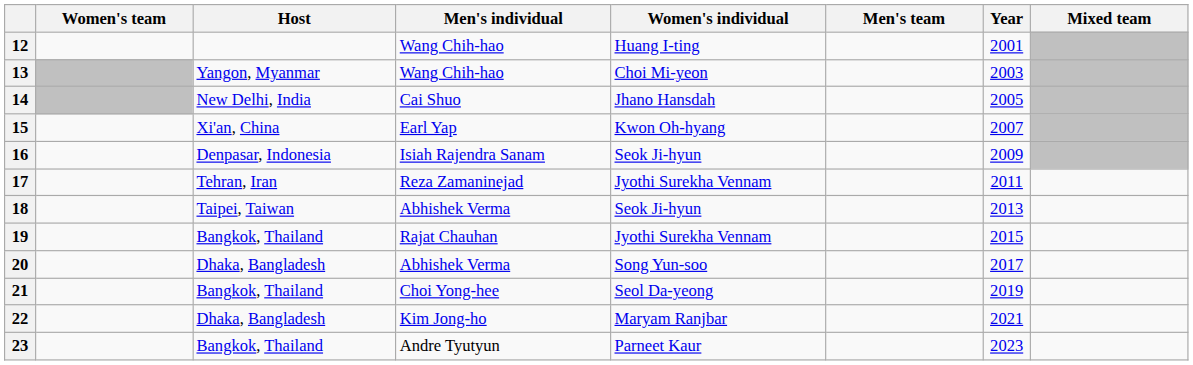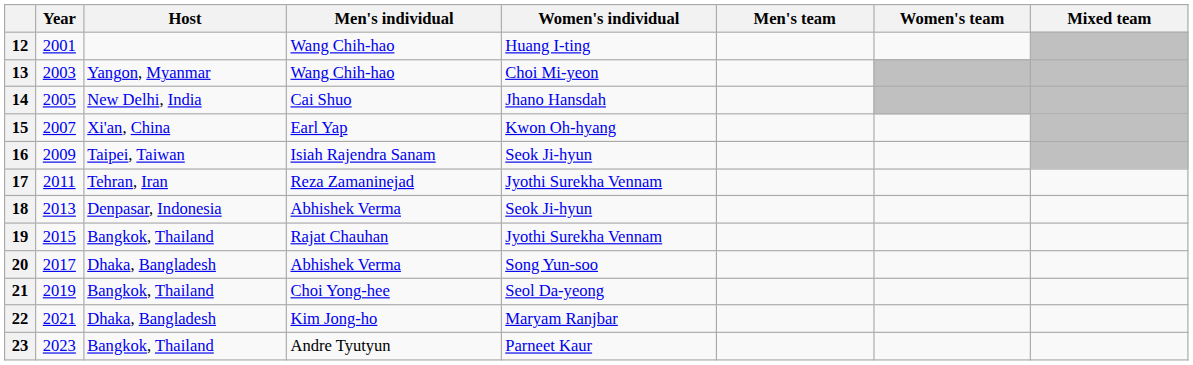columns swapped: (1007, 18) <-> (114, 18)
(264, 155) Denpasar, Indonesia -> (136, 155) Taipei, Taiwan
(245, 209) Taipei, Taiwan -> (154, 209) Denpasar, Indonesia
